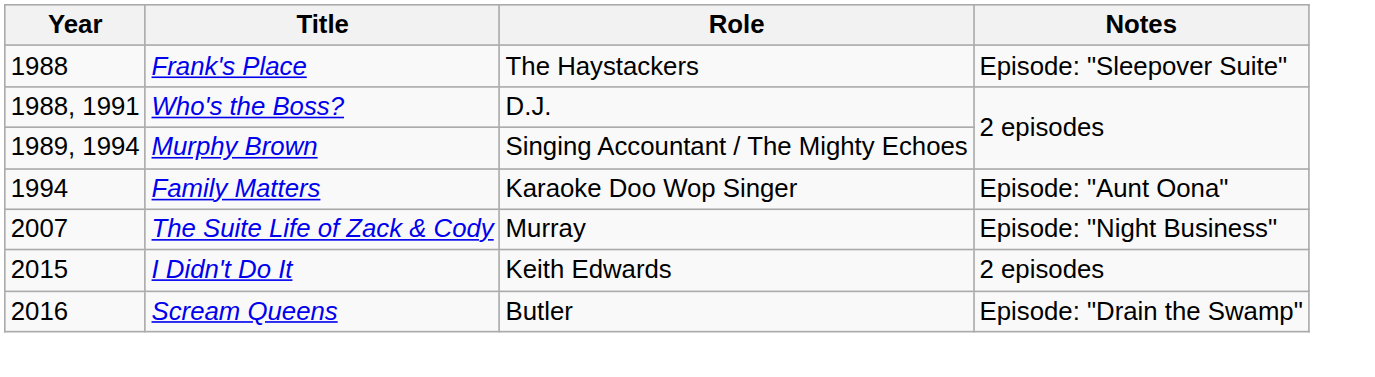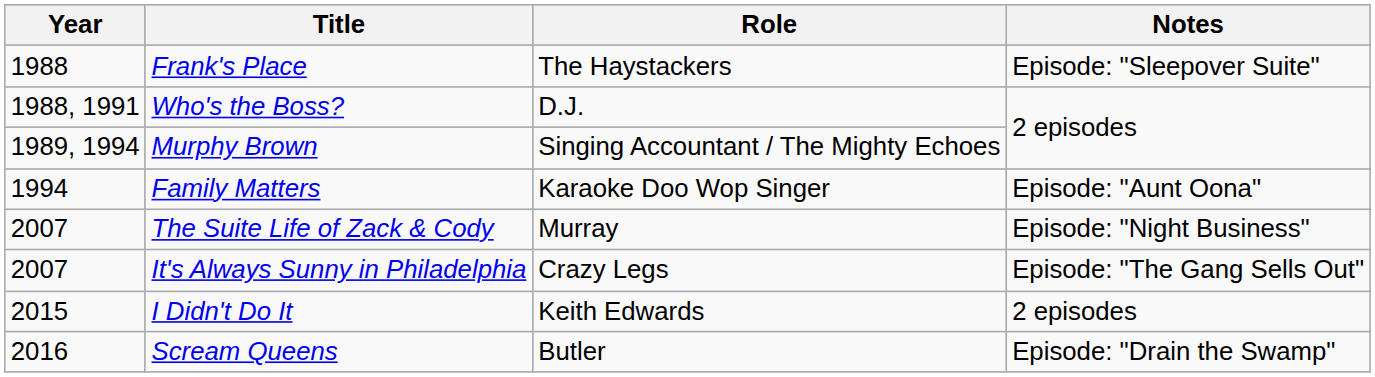+ row: (339, 270)
